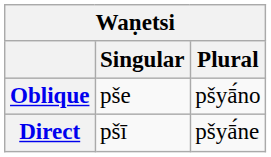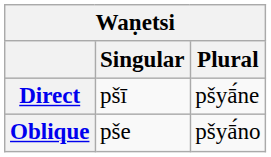rows swapped: (50, 132) <-> (50, 95)
